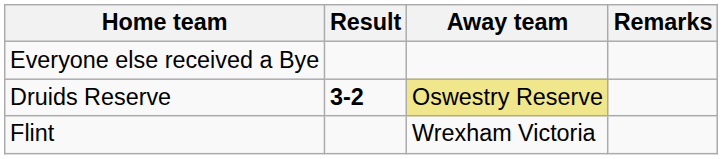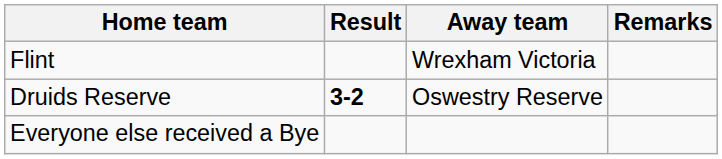rows swapped: (32, 134) <-> (165, 60)
(508, 97) khaki background -> (508, 97) no background
